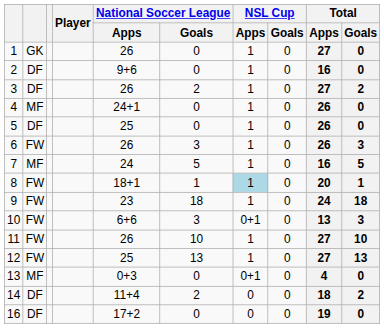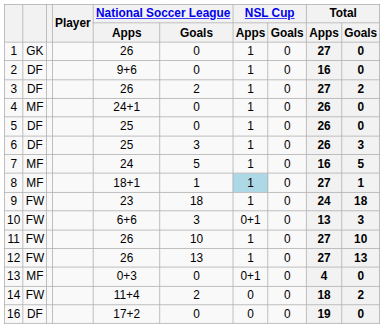(35, 145) FW -> (35, 145) DF
(127, 145) 26 -> (127, 145) 25
(35, 182) FW -> (35, 182) MF
(324, 182) 20 -> (324, 182) 27
(127, 257) 25 -> (127, 257) 26
(35, 295) DF -> (35, 295) FW
